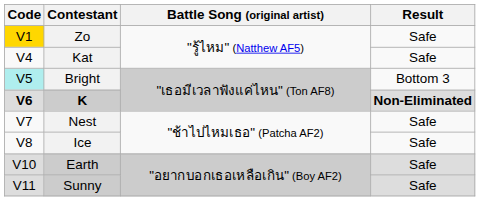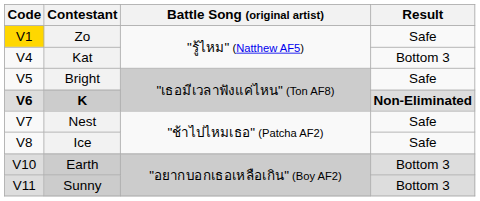(423, 57) Safe -> (423, 57) Bottom 3
(24, 79) paleturquoise background -> (24, 79) no background
(423, 79) Bottom 3 -> (423, 79) Safe
(423, 164) Safe -> (423, 164) Bottom 3
(423, 185) Safe -> (423, 185) Bottom 3
